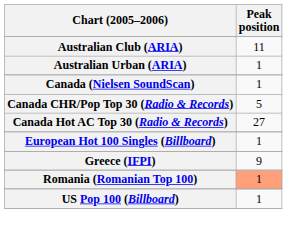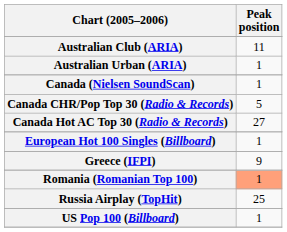+ row: (120, 198)
